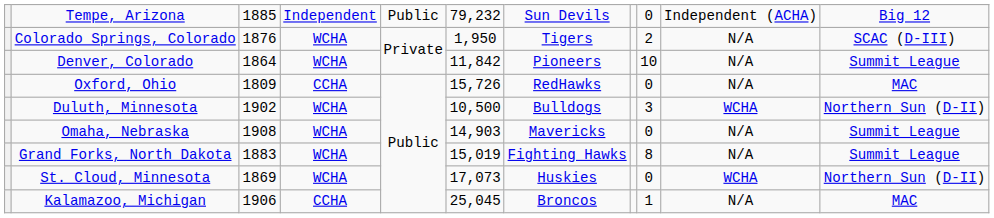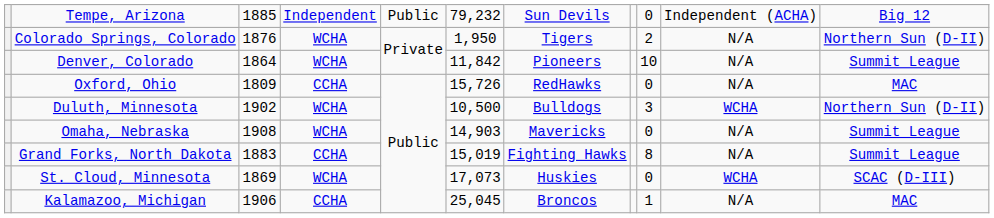(905, 39) SCAC (D-III) -> (905, 39) Northern Sun (D-II)
(330, 155) WCHA -> (330, 155) CCHA
(905, 178) Northern Sun (D-II) -> (905, 178) SCAC (D-III)
